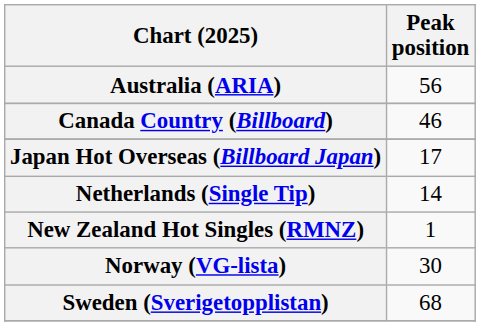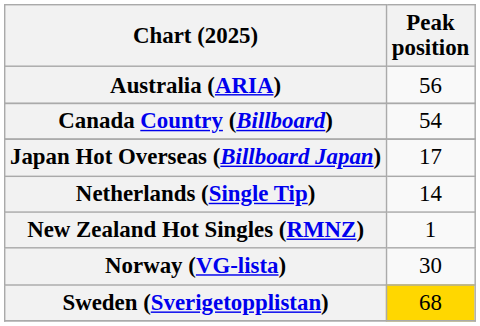(431, 120) 46 -> (431, 120) 54
(431, 302) no background -> (431, 302) gold background
